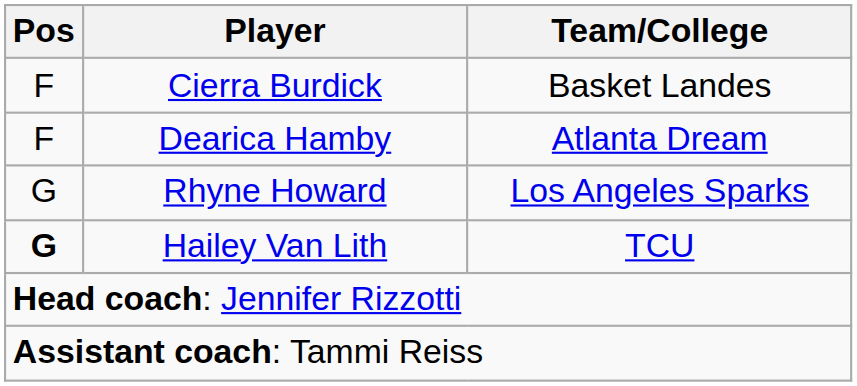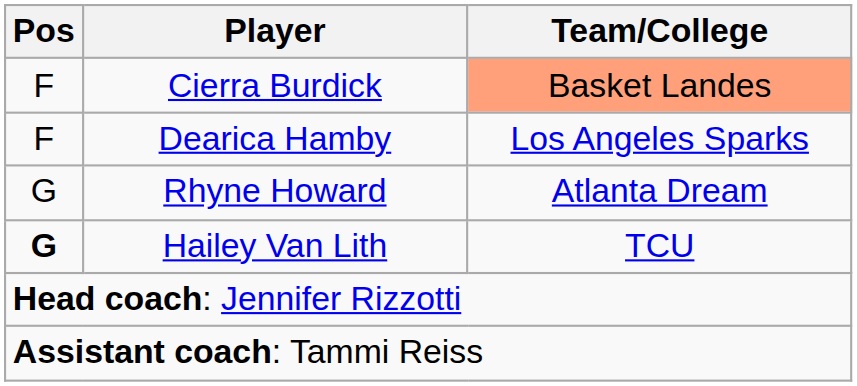(660, 84) no background -> (660, 84) lightsalmon background
(660, 138) Atlanta Dream -> (660, 138) Los Angeles Sparks
(660, 191) Los Angeles Sparks -> (660, 191) Atlanta Dream
